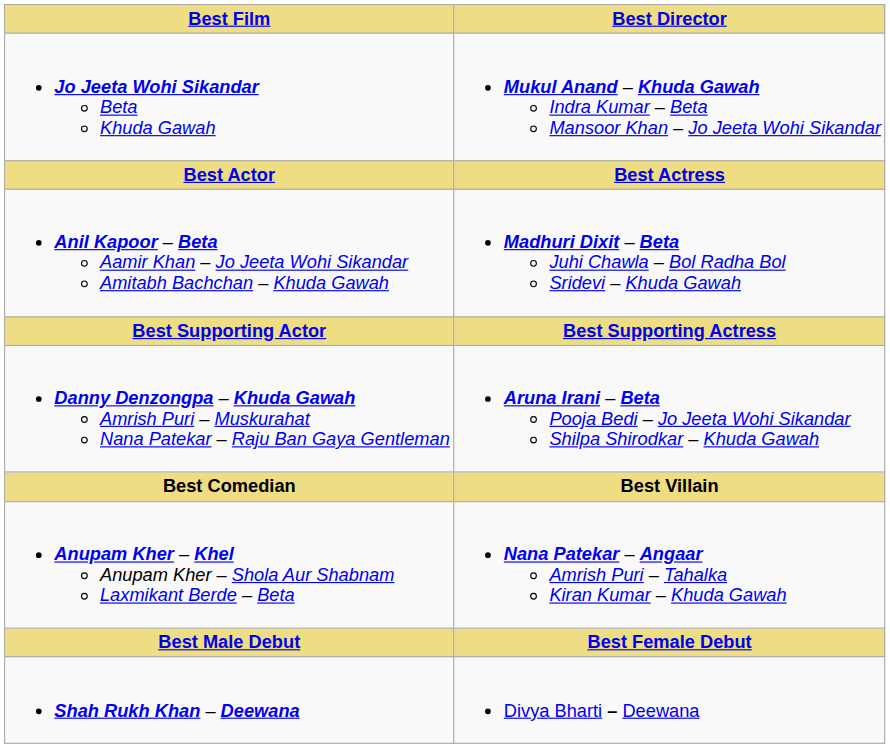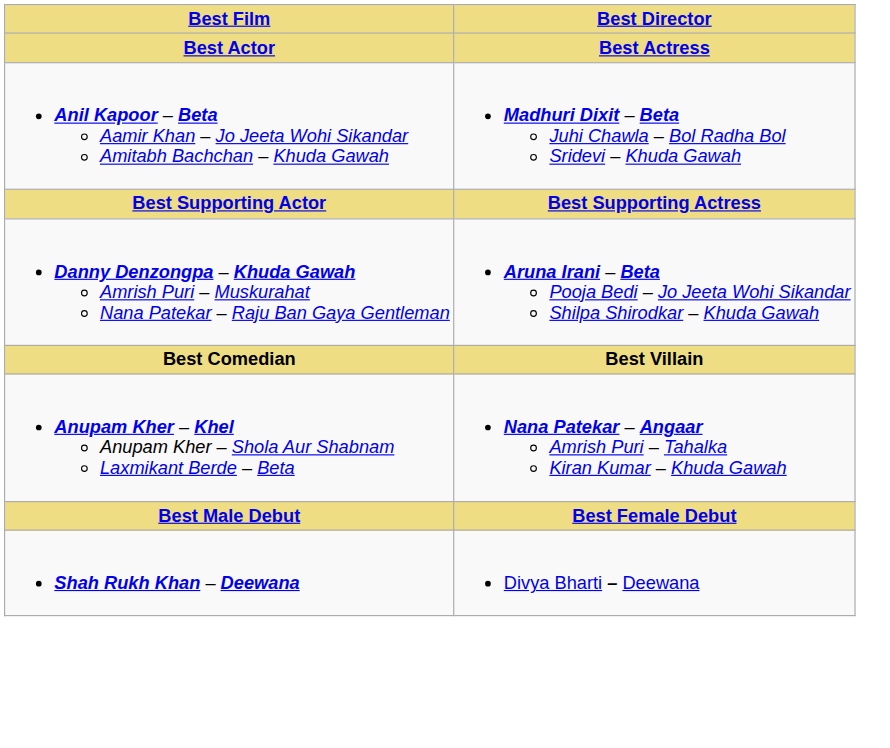- row: (229, 107)
